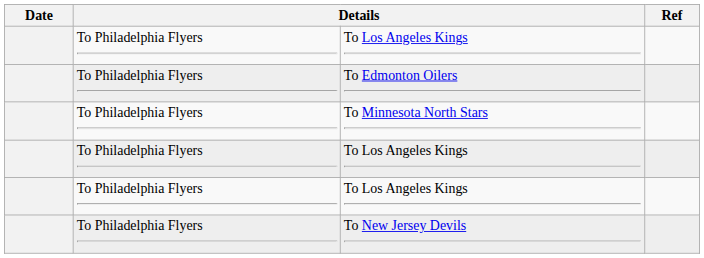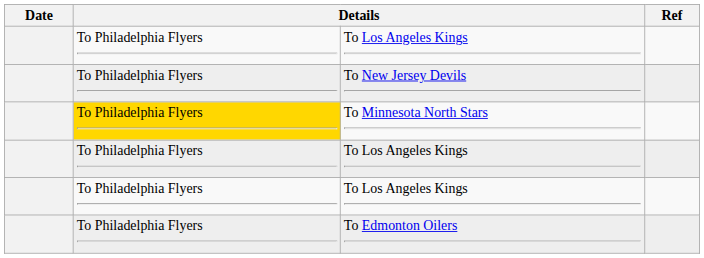rows swapped: (39, 83) <-> (39, 234)
(207, 117) no background -> (207, 117) gold background
